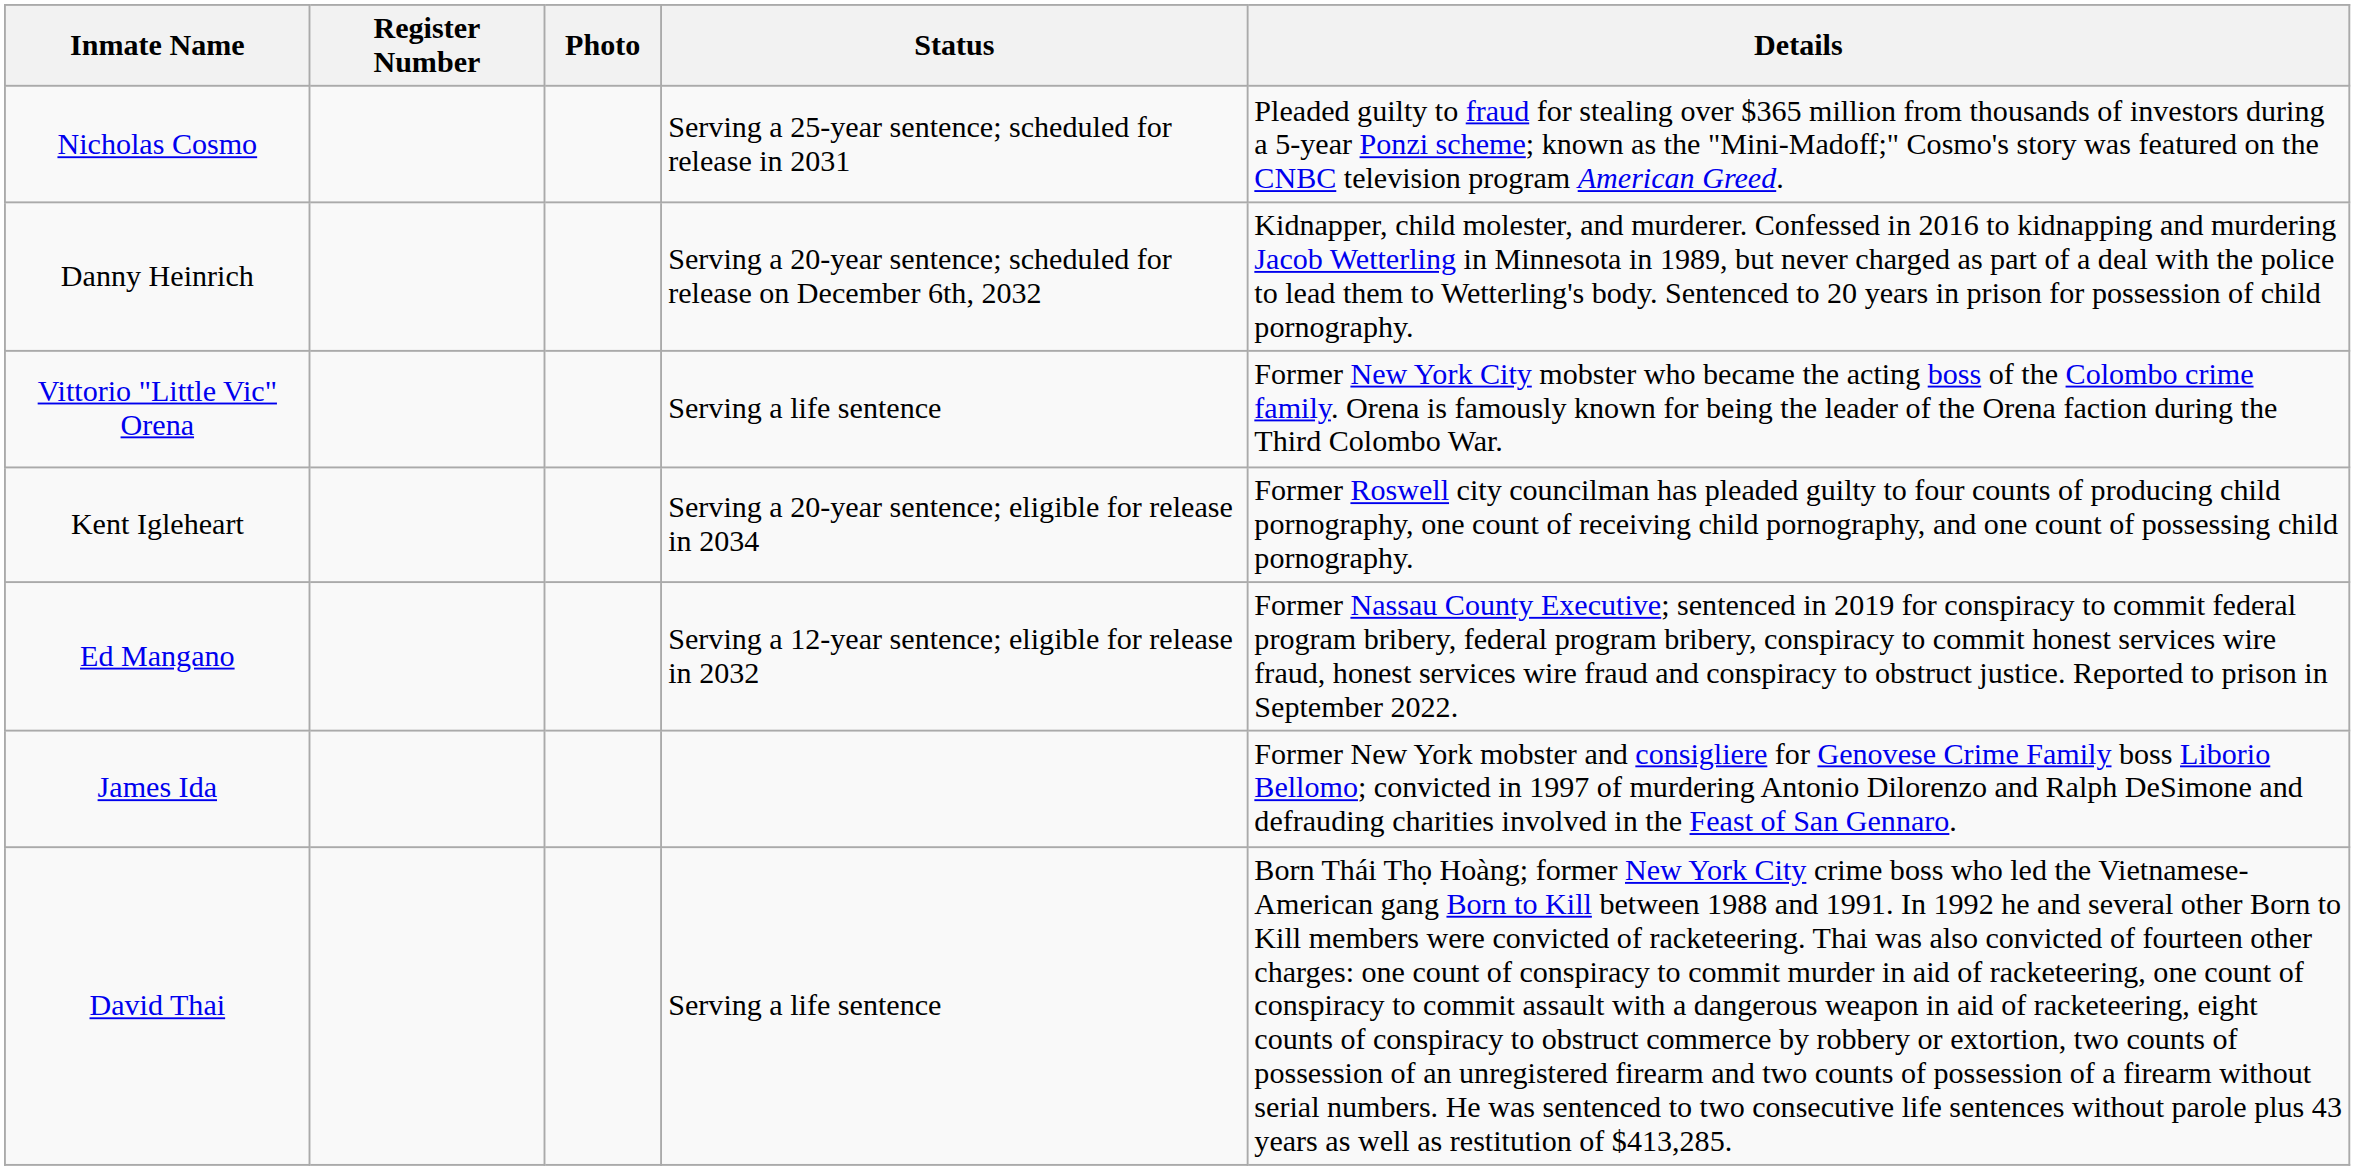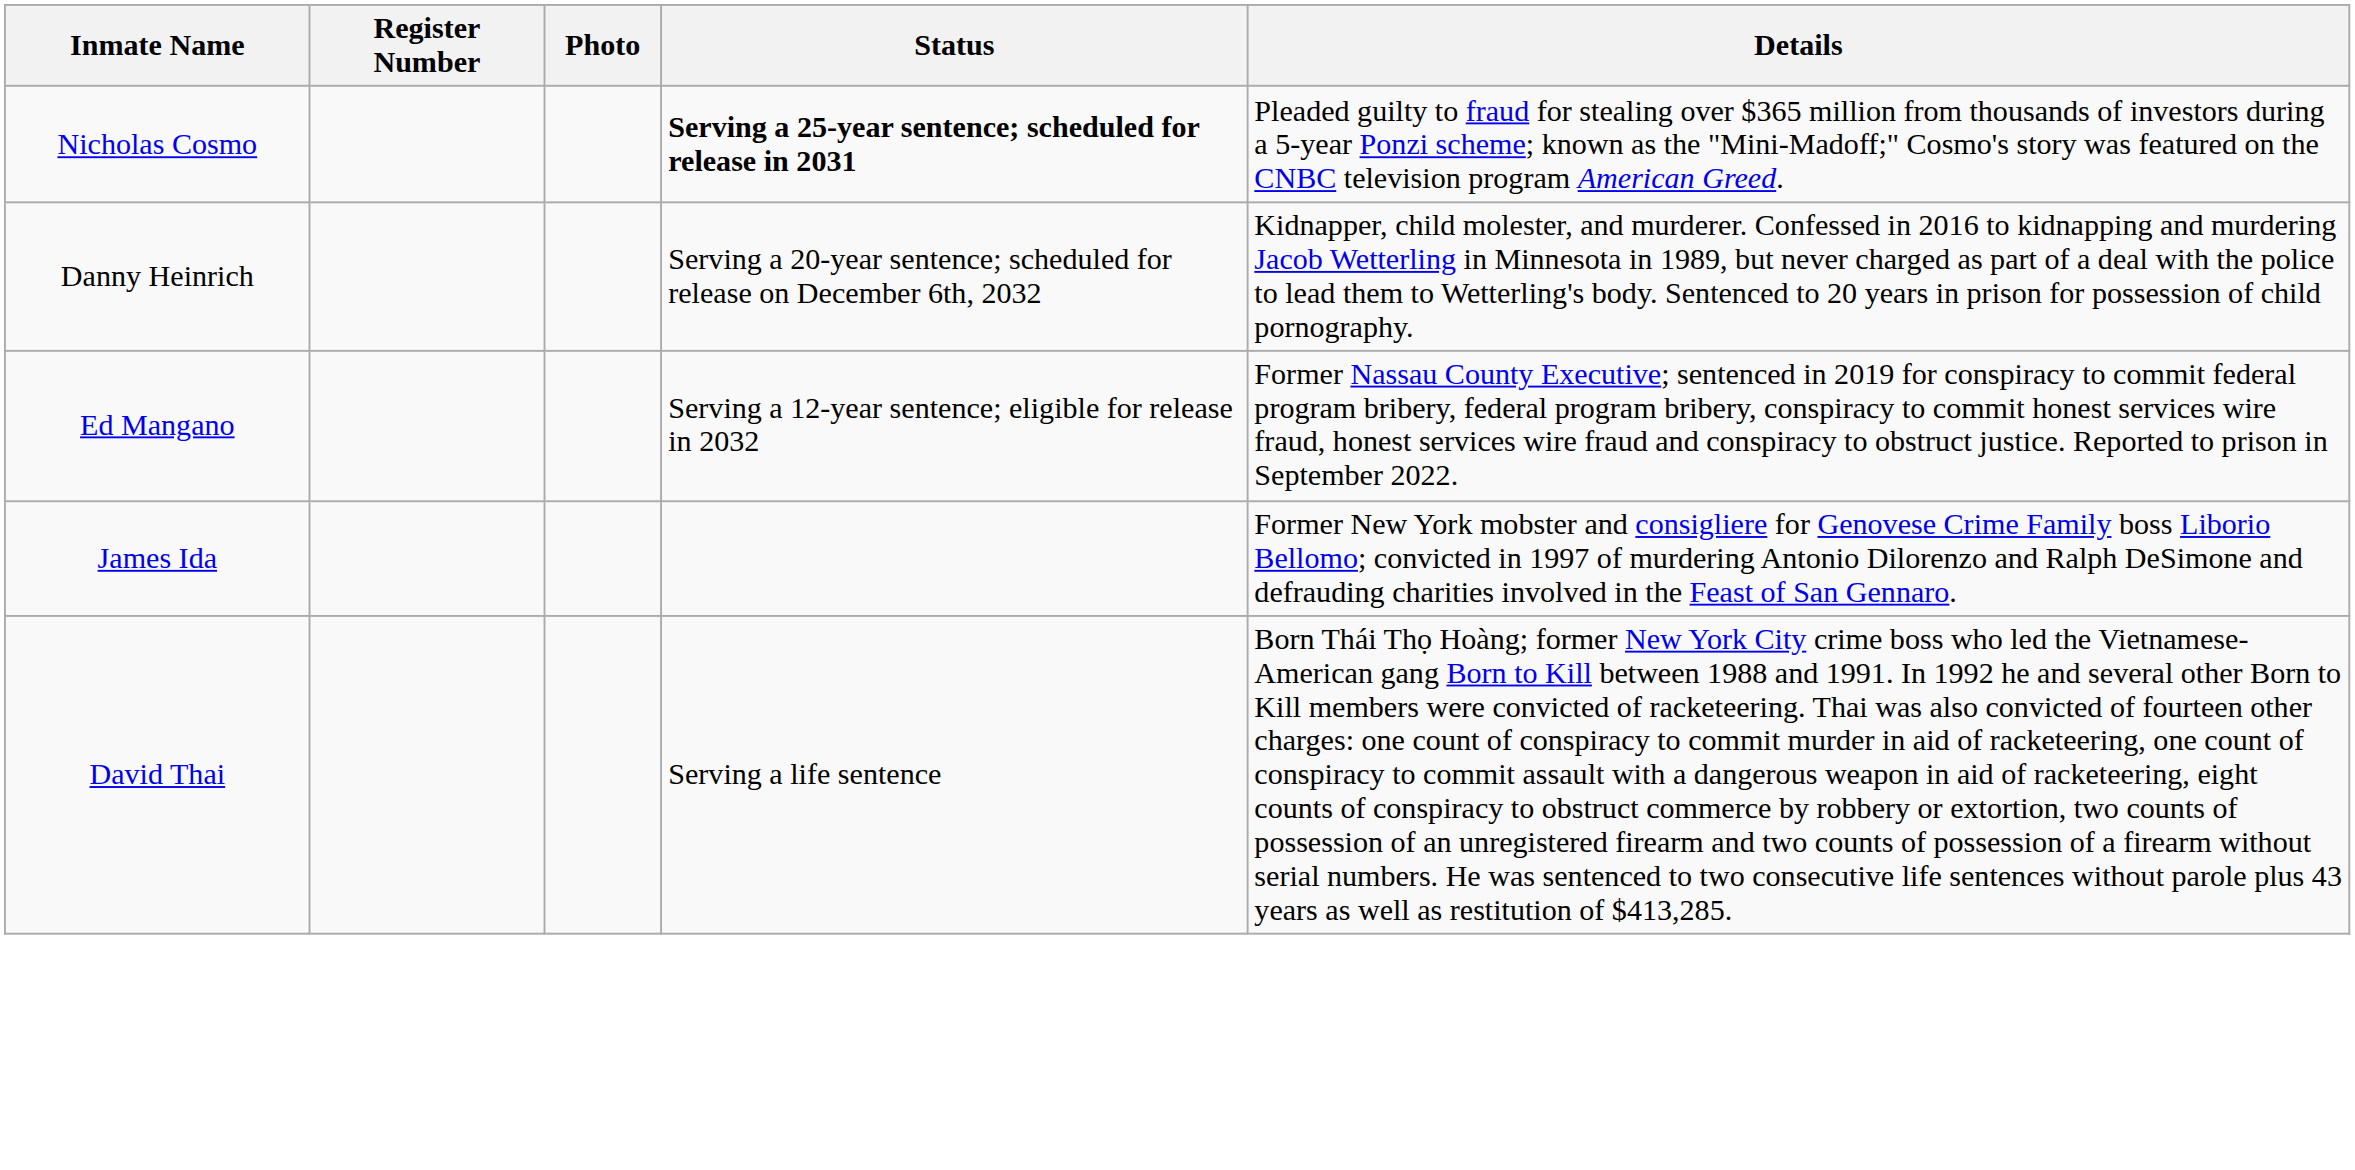(920, 143) normal -> (934, 143) bold
- row: (157, 408)
- row: (157, 523)
